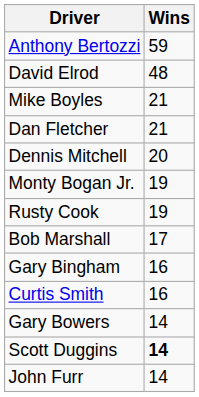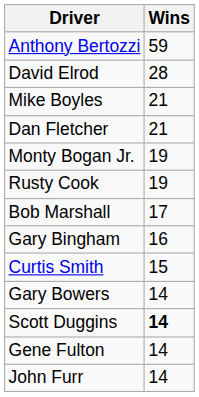(158, 73) 48 -> (158, 73) 28
- row: (68, 156)
(158, 294) 16 -> (158, 267) 15
+ row: (57, 350)
